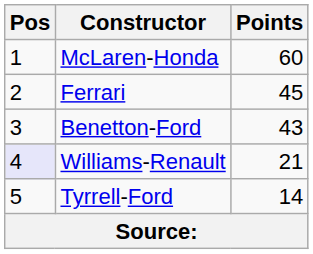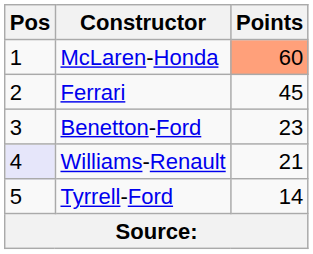(291, 57) no background -> (291, 57) lightsalmon background
(291, 127) 43 -> (291, 127) 23
